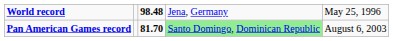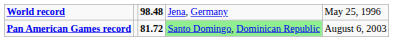(152, 28) 81.70 -> (152, 28) 81.72
